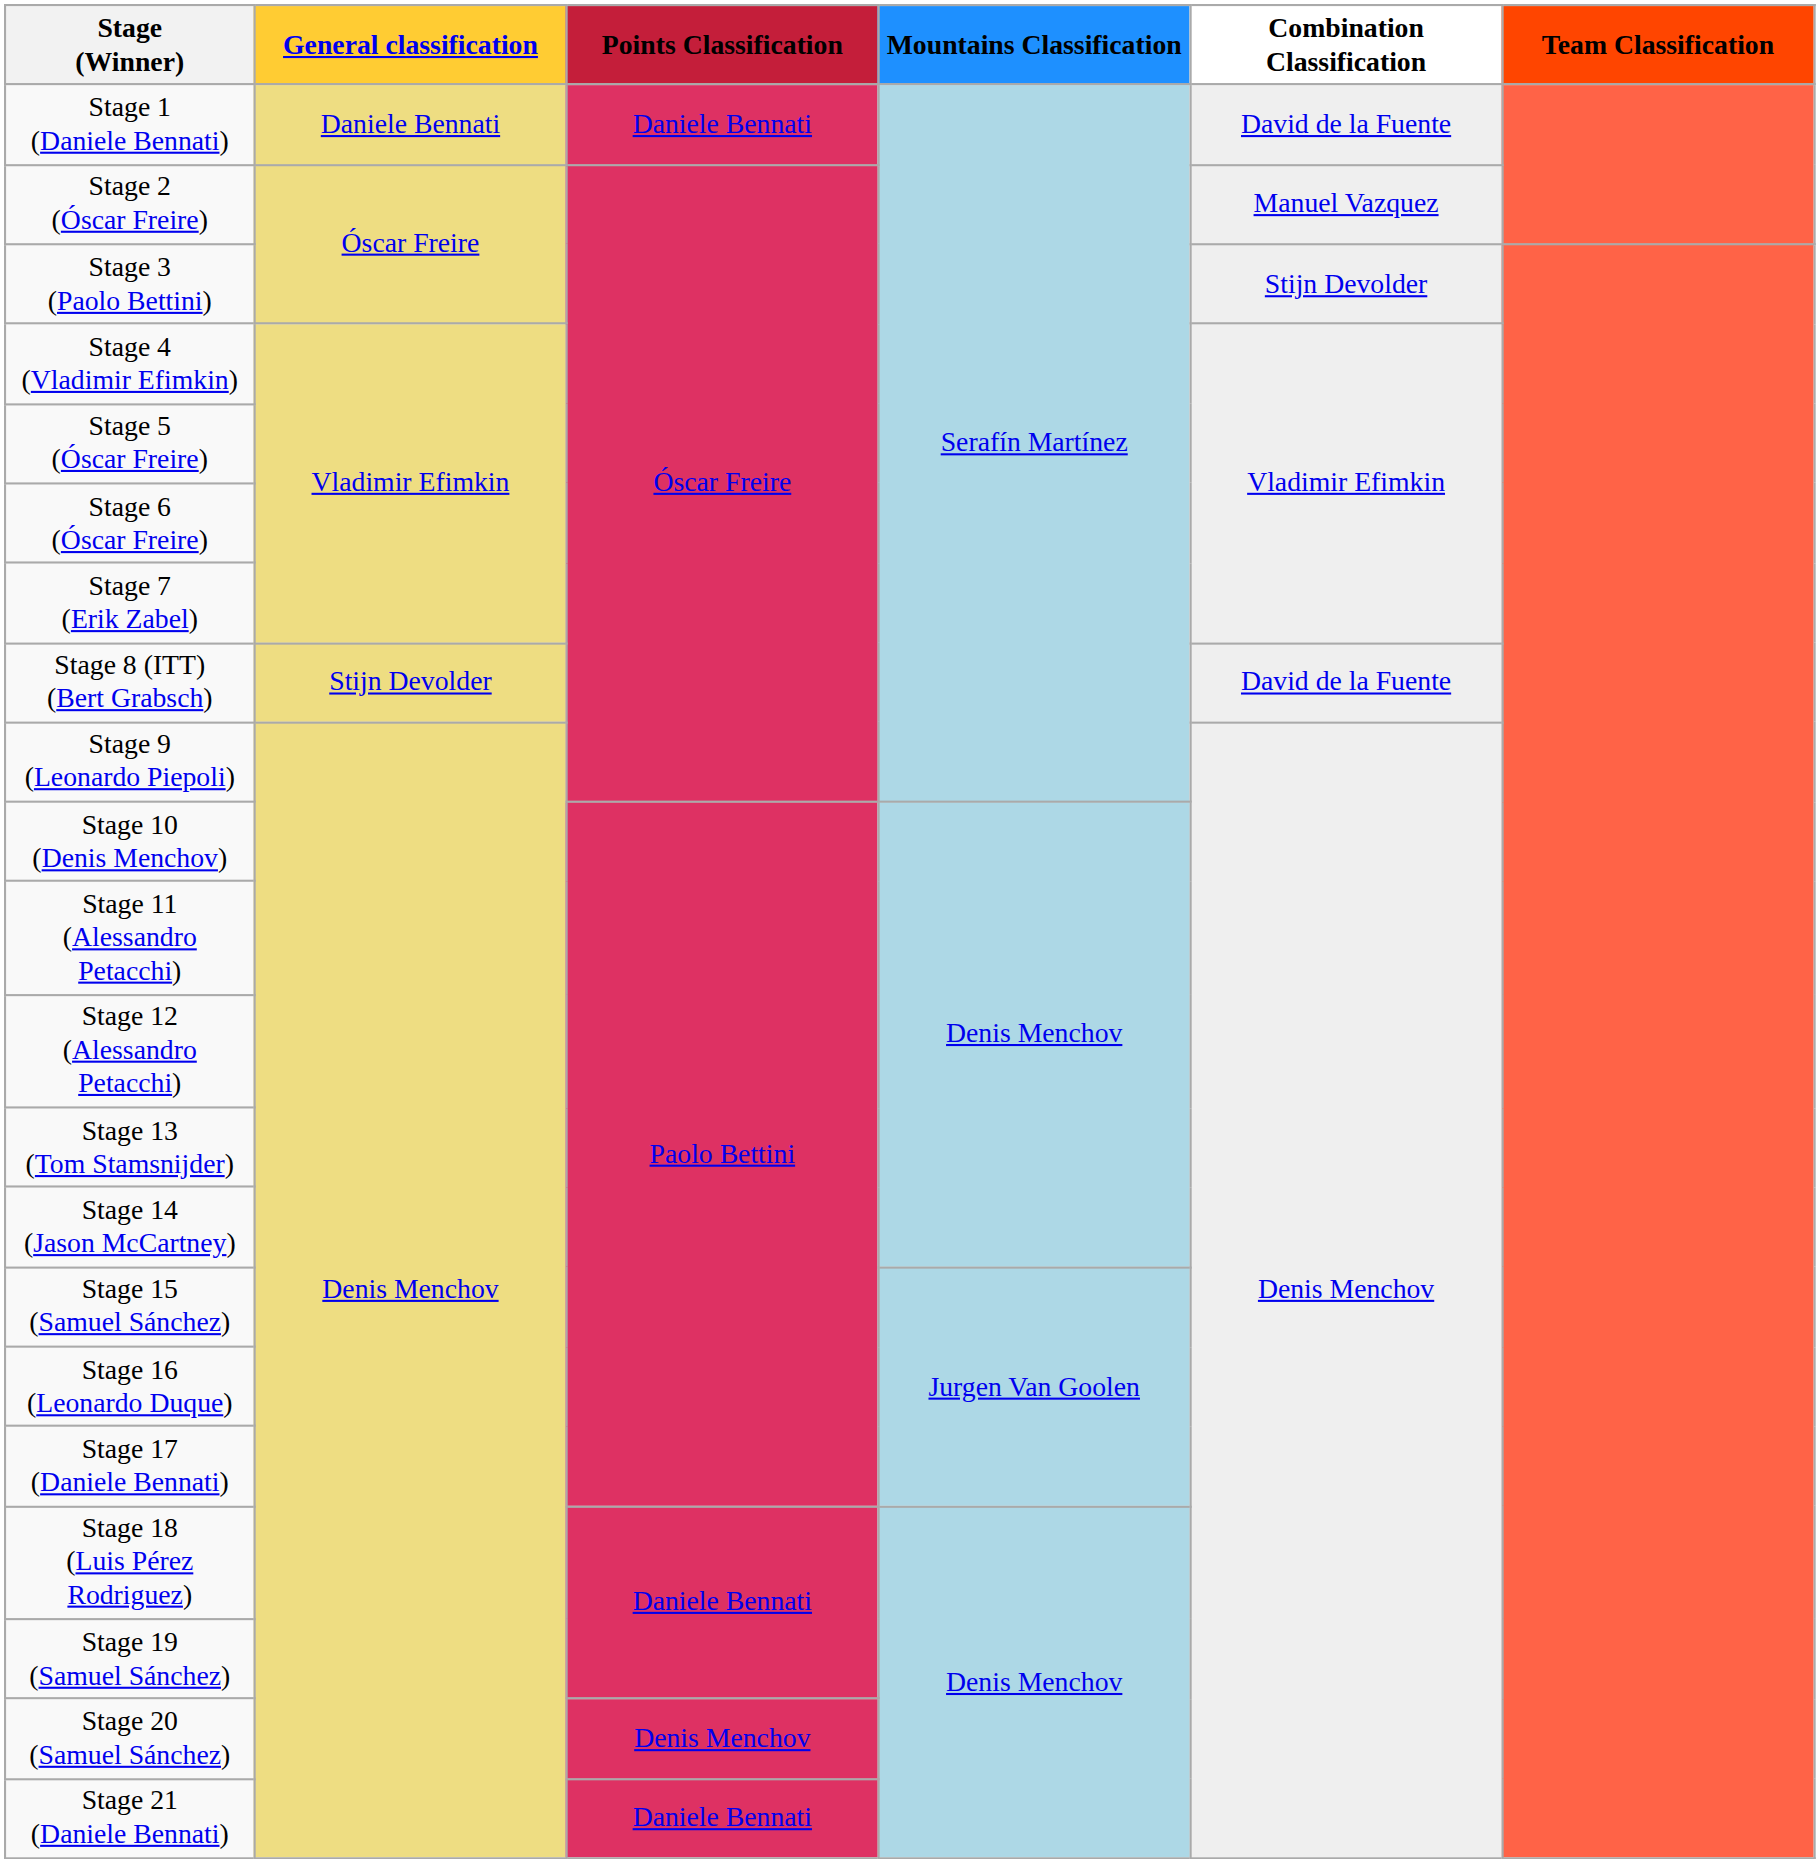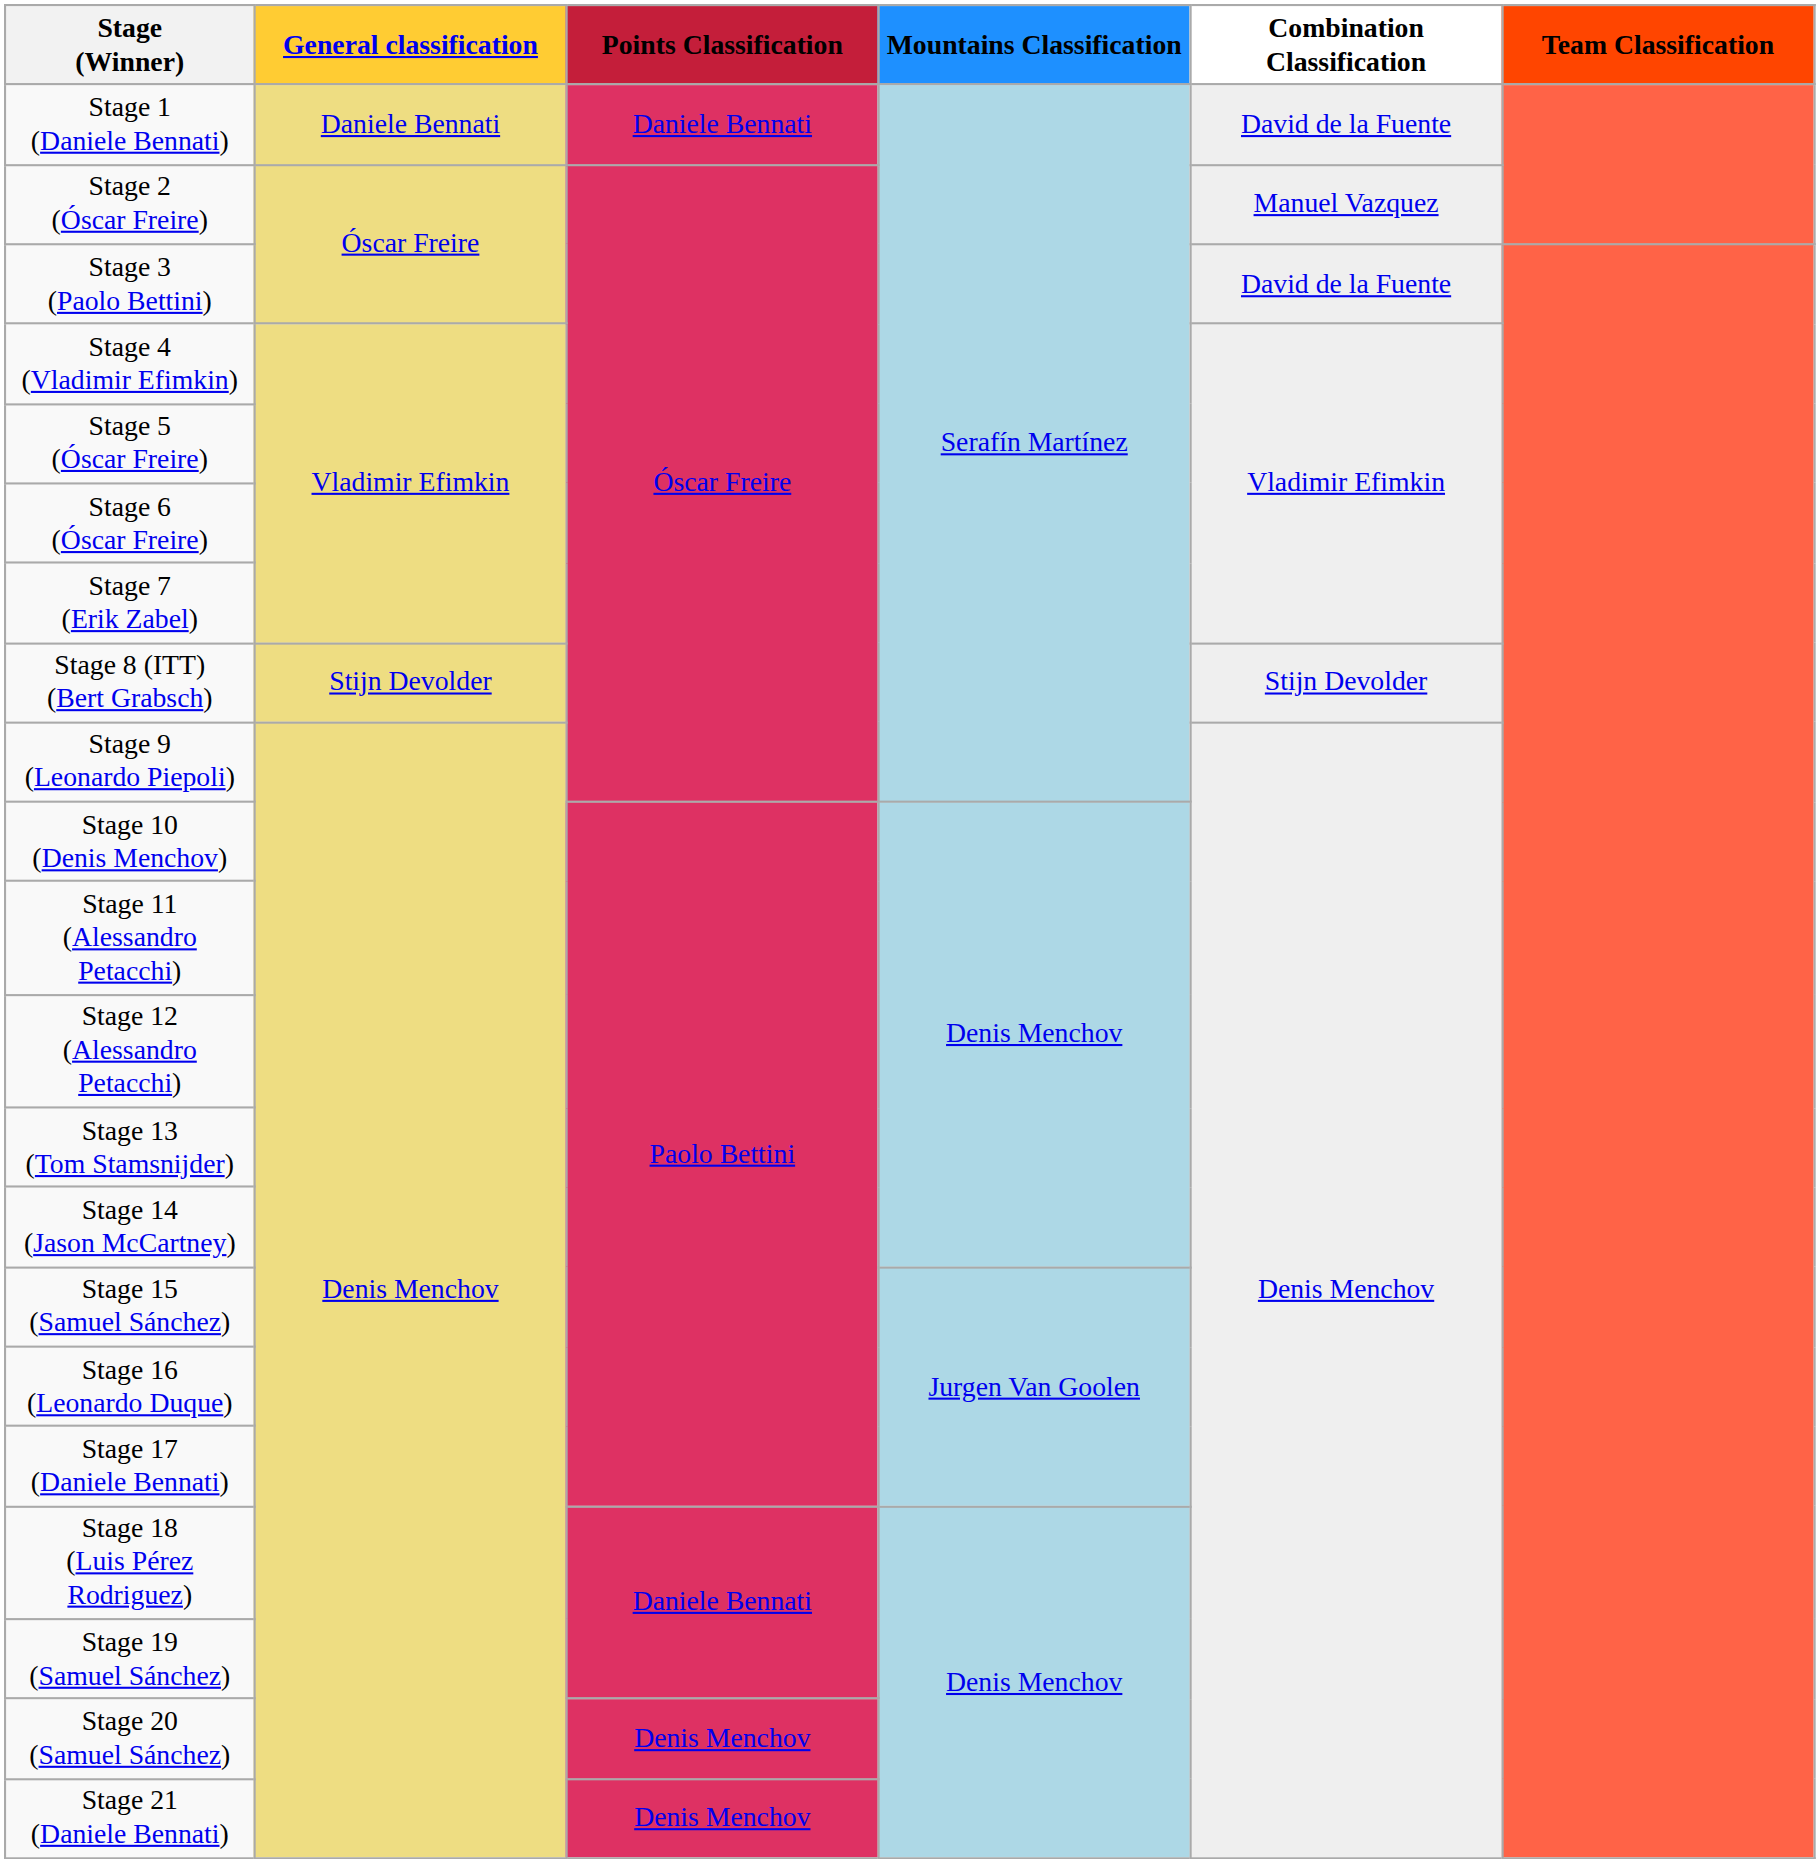(1346, 283) Stijn Devolder -> (1346, 283) David de la Fuente
(1346, 682) David de la Fuente -> (1346, 682) Stijn Devolder
(722, 1818) Daniele Bennati -> (722, 1818) Denis Menchov
